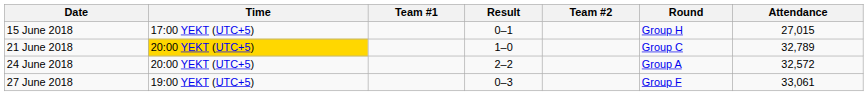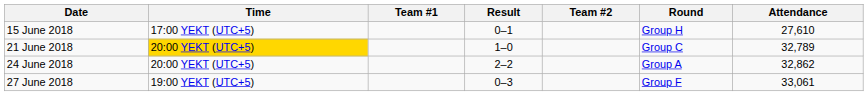(798, 30) 27,015 -> (798, 30) 27,610
(798, 64) 32,572 -> (798, 64) 32,862
